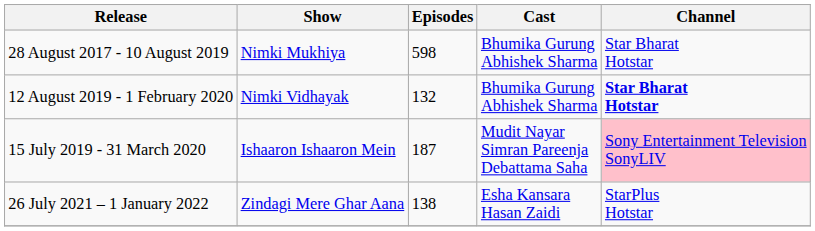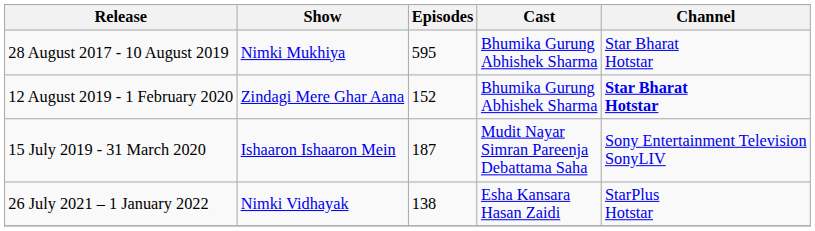(424, 52) 598 -> (424, 52) 595
(295, 96) Nimki Vidhayak -> (322, 96) Zindagi Mere Ghar Aana
(424, 96) 132 -> (424, 96) 152
(706, 150) pink background -> (706, 150) no background
(322, 203) Zindagi Mere Ghar Aana -> (295, 203) Nimki Vidhayak
